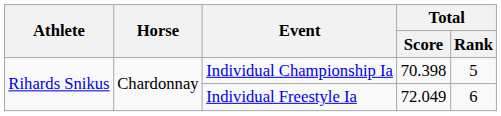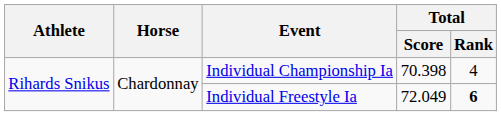(473, 70) 5 -> (473, 70) 4
(473, 96) normal -> (473, 96) bold
